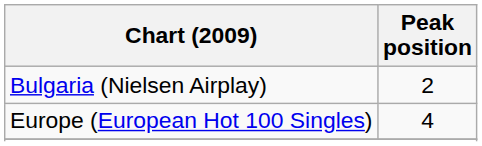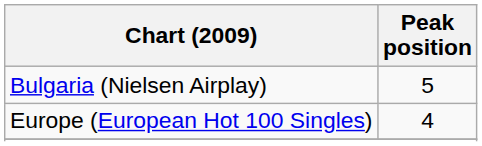(428, 84) 2 -> (428, 84) 5
